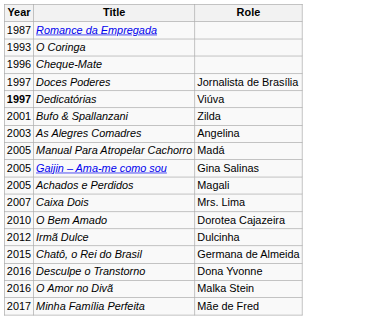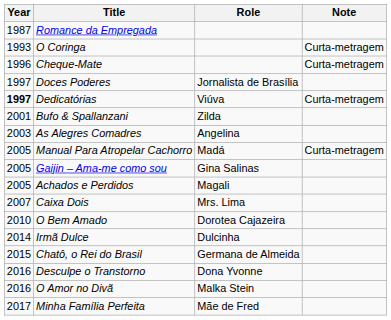+ column: (344, 13)
(19, 237) 2012 -> (19, 237) 2014
